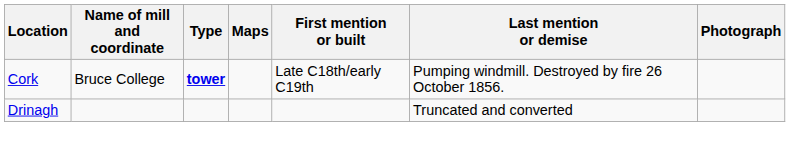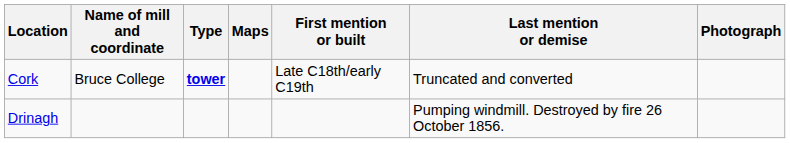(538, 79) Pumping windmill. Destroyed by fire 26 October 1856. -> (493, 79) Truncated and converted
(493, 110) Truncated and converted -> (538, 118) Pumping windmill. Destroyed by fire 26 October 1856.
